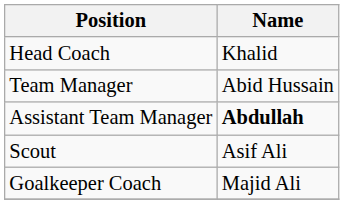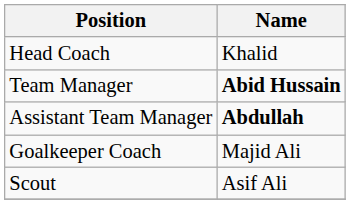(278, 85) normal -> (281, 85) bold
rows swapped: (85, 183) <-> (33, 150)
